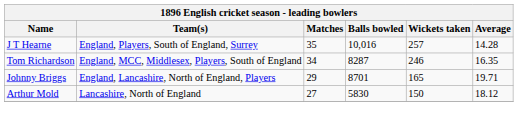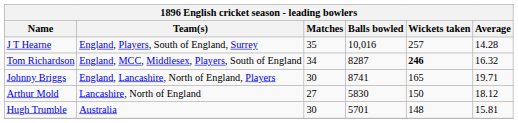(416, 61) normal -> (416, 61) bold
(487, 61) 16.35 -> (487, 61) 16.32
(312, 77) 29 -> (312, 77) 30
(358, 77) 8701 -> (358, 77) 8741
+ row: (37, 110)
